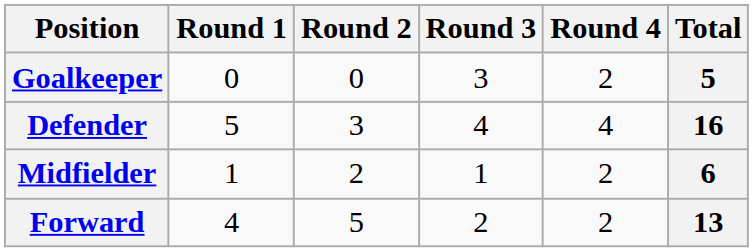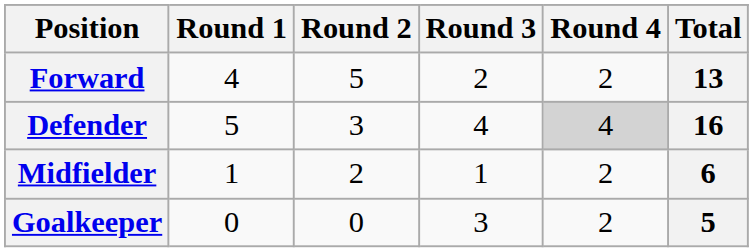rows swapped: (87, 76) <-> (87, 221)
(606, 125) no background -> (606, 125) lightgrey background
